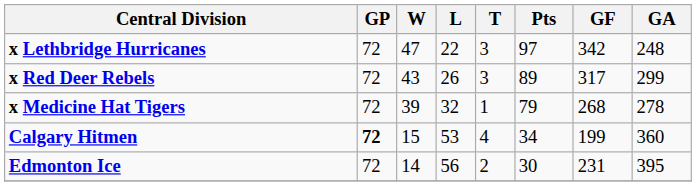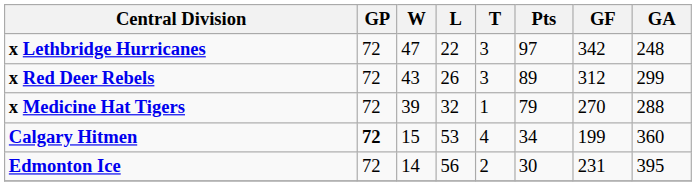(592, 78) 317 -> (592, 78) 312
(592, 107) 268 -> (592, 107) 270
(650, 107) 278 -> (650, 107) 288
